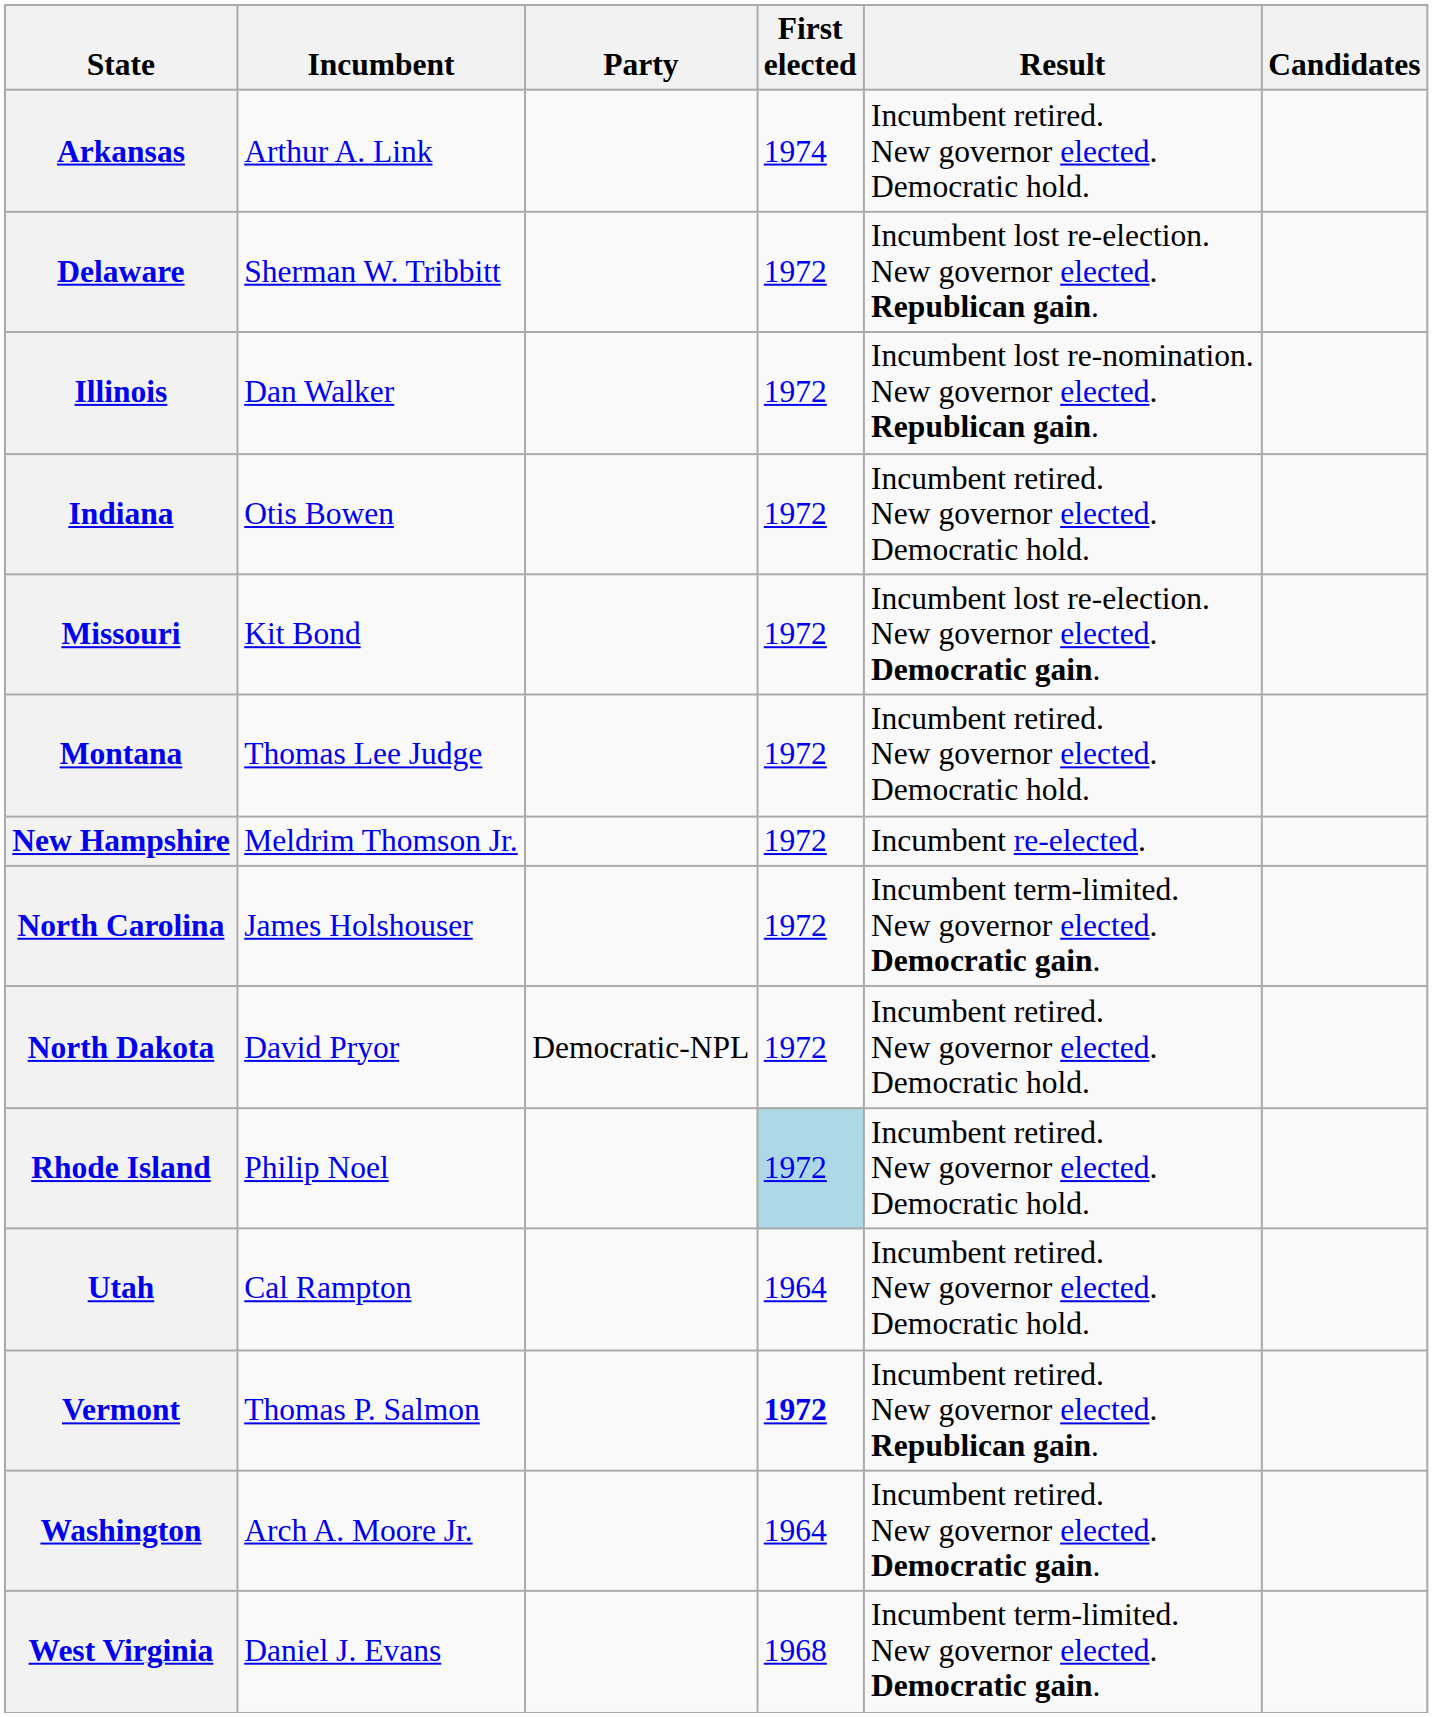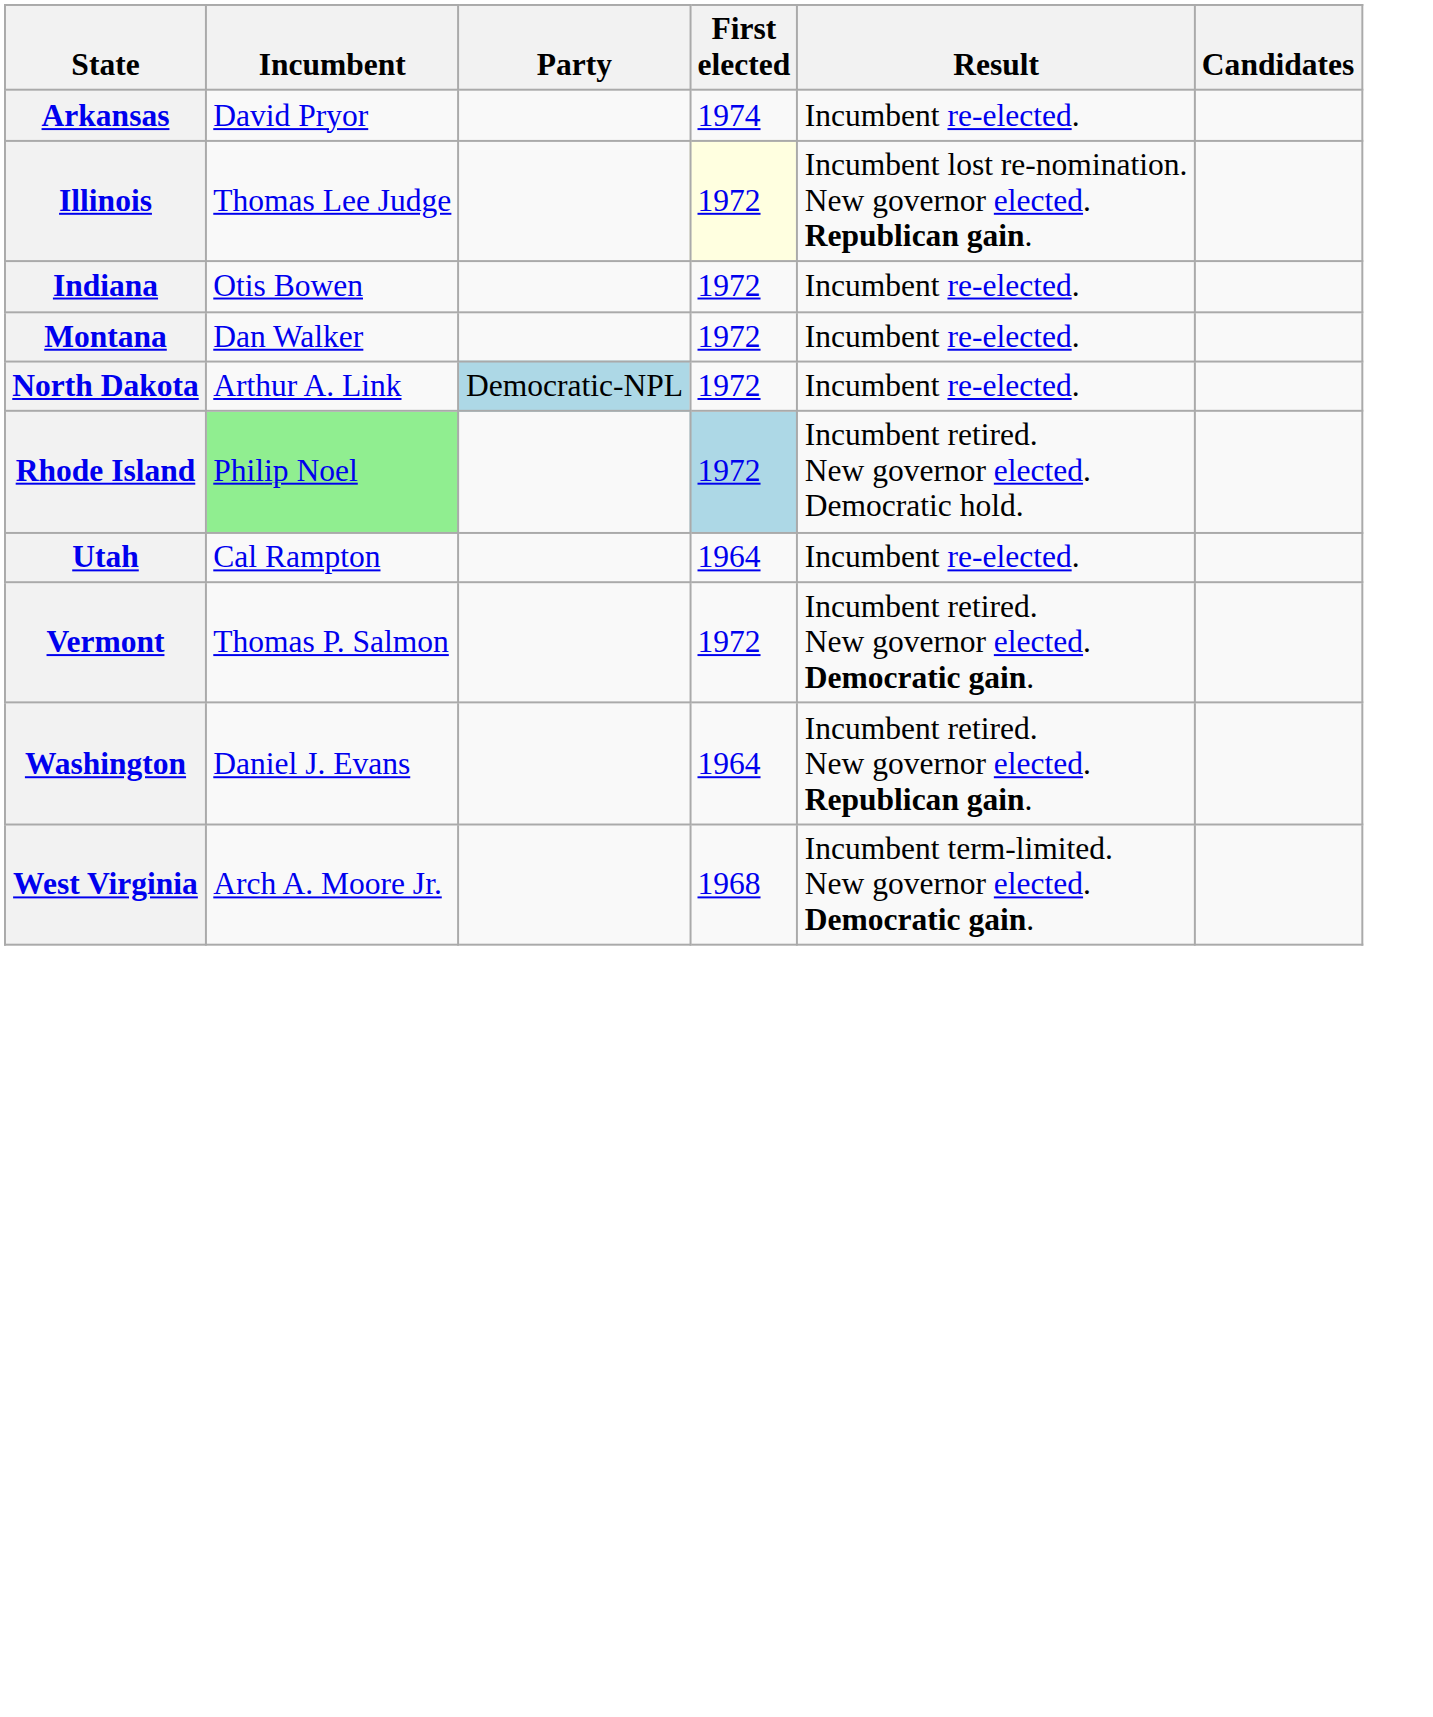(338, 150) Arthur A. Link -> (291, 114) David Pryor
(1014, 150) Incumbent retired. New governor elected. Democratic hold. -> (942, 114) Incumbent re-elected.
- row: (121, 271)
(319, 392) Dan Walker -> (332, 200) Thomas Lee Judge
(795, 392) no background -> (729, 200) lightyellow background
(1014, 513) Incumbent retired. New governor elected. Democratic hold. -> (942, 285) Incumbent re-elected.
- row: (121, 634)
(363, 754) Thomas Lee Judge -> (288, 335) Dan Walker
(1014, 754) Incumbent retired. New governor elected. Democratic hold. -> (942, 335) Incumbent re-elected.
- row: (121, 840)
- row: (121, 925)
(322, 1046) David Pryor -> (307, 385) Arthur A. Link
(641, 1046) no background -> (574, 385) lightblue background
(1014, 1046) Incumbent retired. New governor elected. Democratic hold. -> (942, 385) Incumbent re-elected.
(316, 1167) no background -> (286, 471) lightgreen background
(1014, 1288) Incumbent retired. New governor elected. Democratic hold. -> (942, 556) Incumbent re-elected.
(795, 1409) bold -> (729, 642) normal
(1014, 1409) Incumbent retired. New governor elected. Republican gain. -> (948, 642) Incumbent retired. New governor elected. Democratic gain.
(358, 1530) Arch A. Moore Jr. -> (312, 763) Daniel J. Evans
(1014, 1530) Incumbent retired. New governor elected. Democratic gain. -> (948, 763) Incumbent retired. New governor elected. Republican gain.
(343, 1651) Daniel J. Evans -> (328, 883) Arch A. Moore Jr.
